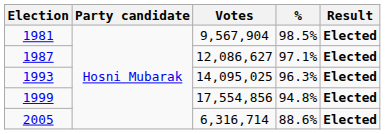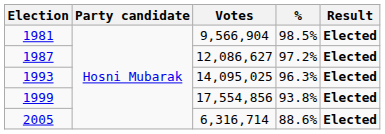(234, 36) 9,567,904 -> (234, 36) 9,566,904
(298, 56) 97.1% -> (298, 56) 97.2%
(298, 98) 94.8% -> (298, 98) 93.8%
